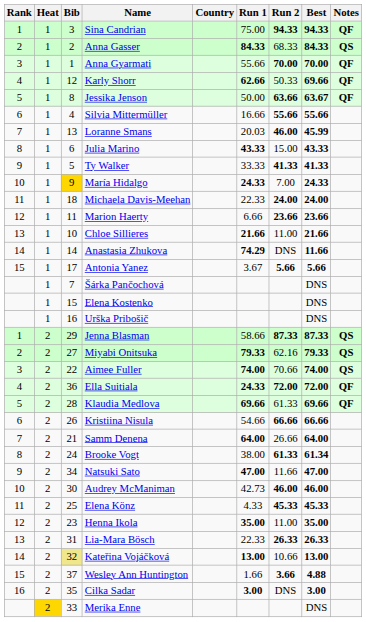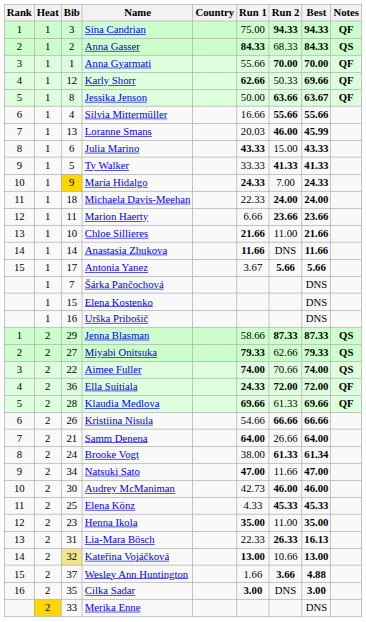(253, 251) 74.29 -> (253, 251) 11.66
(286, 353) 62.16 -> (286, 353) 62.66
(316, 540) 26.33 -> (316, 540) 16.13
